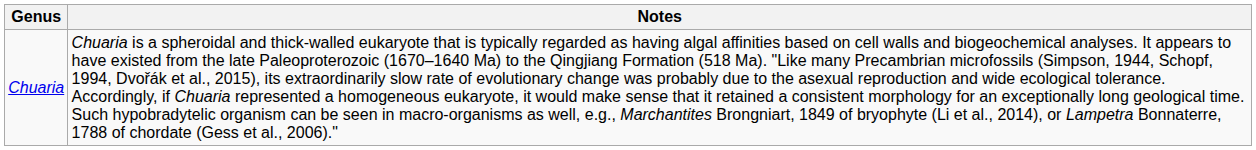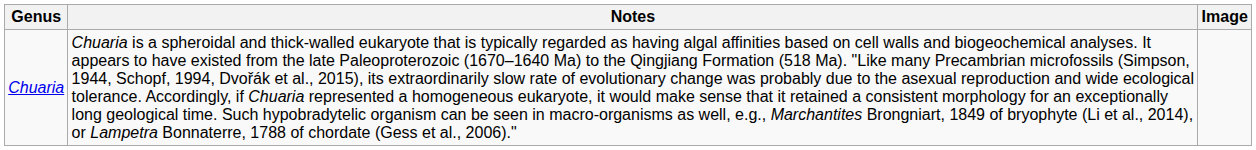+ column: (1225, 17)
